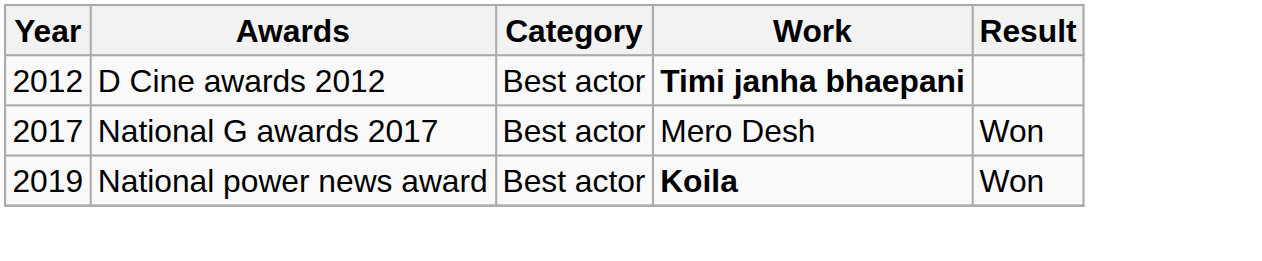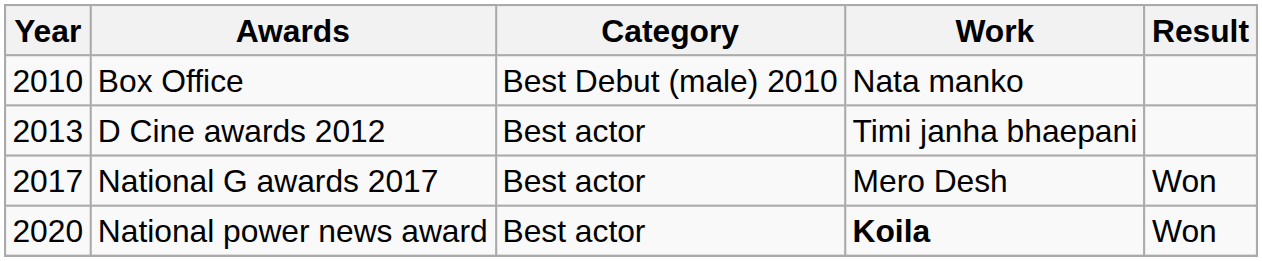+ row: (171, 81)
(48, 81) 2012 -> (48, 131) 2013
(812, 81) bold -> (995, 131) normal
(48, 181) 2019 -> (48, 232) 2020
